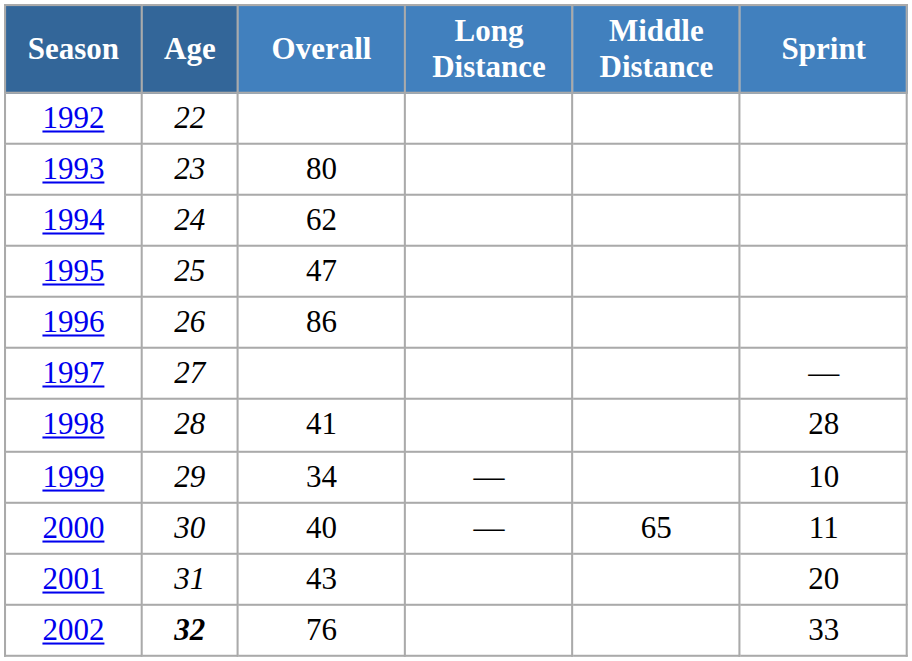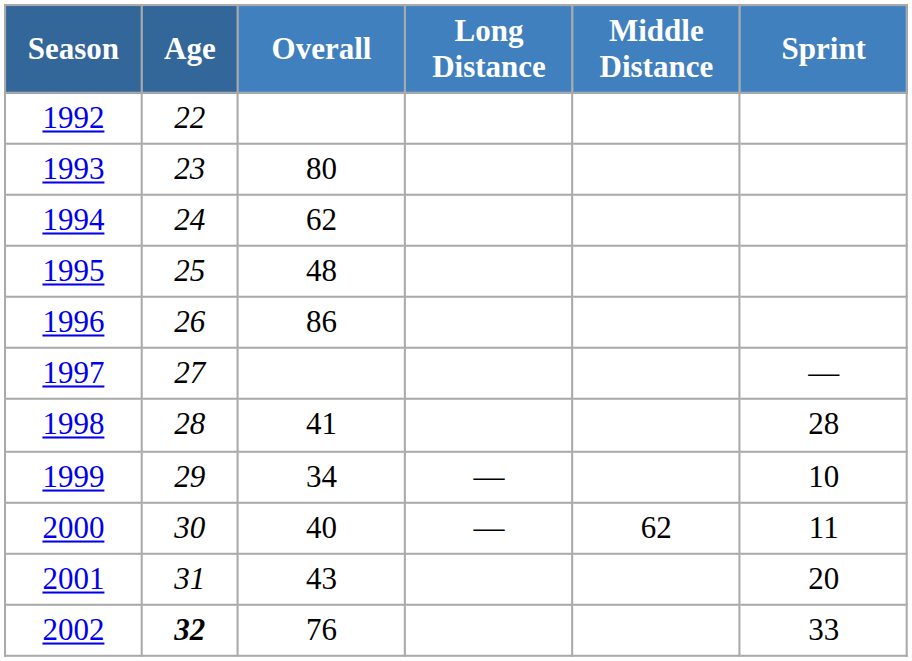(322, 271) 47 -> (322, 271) 48
(656, 527) 65 -> (656, 527) 62
